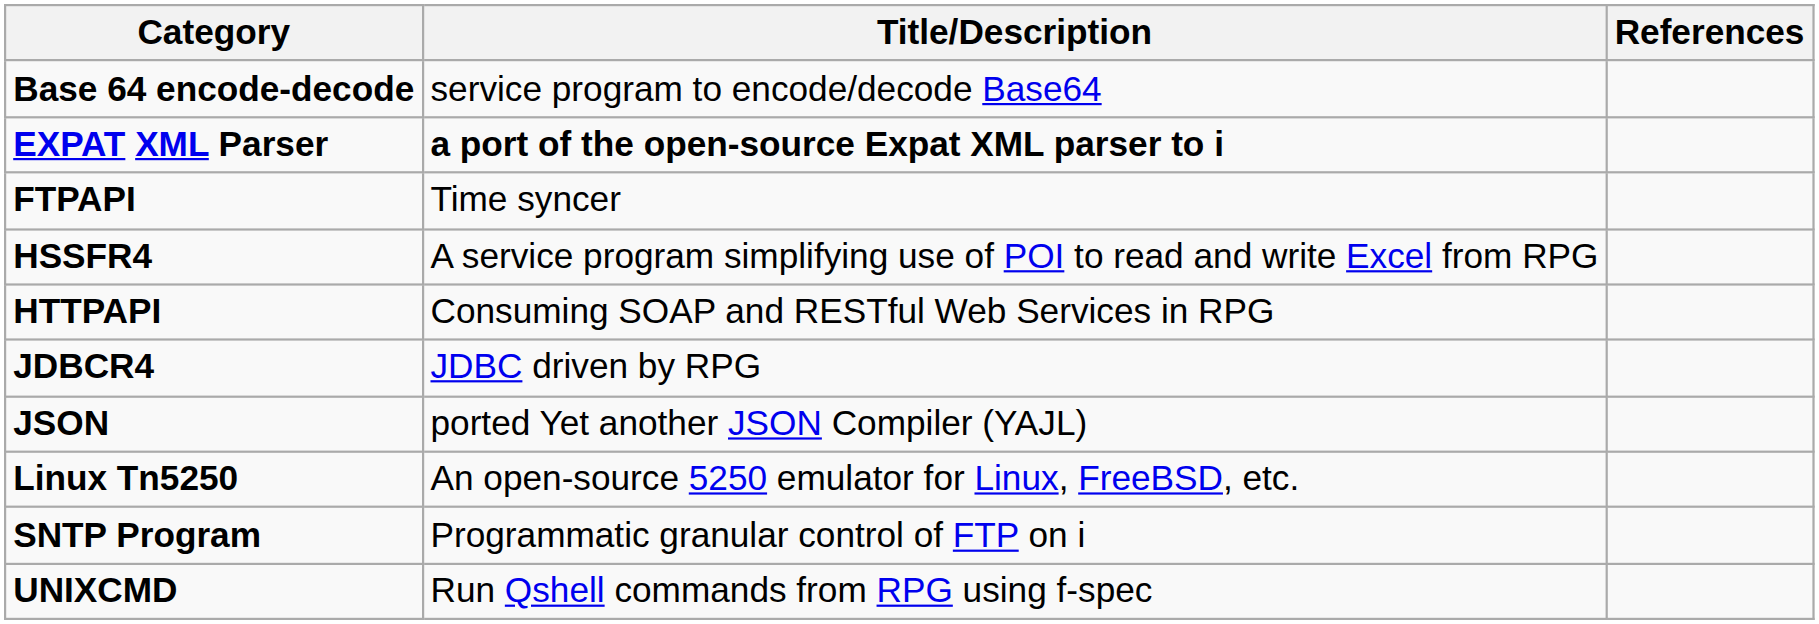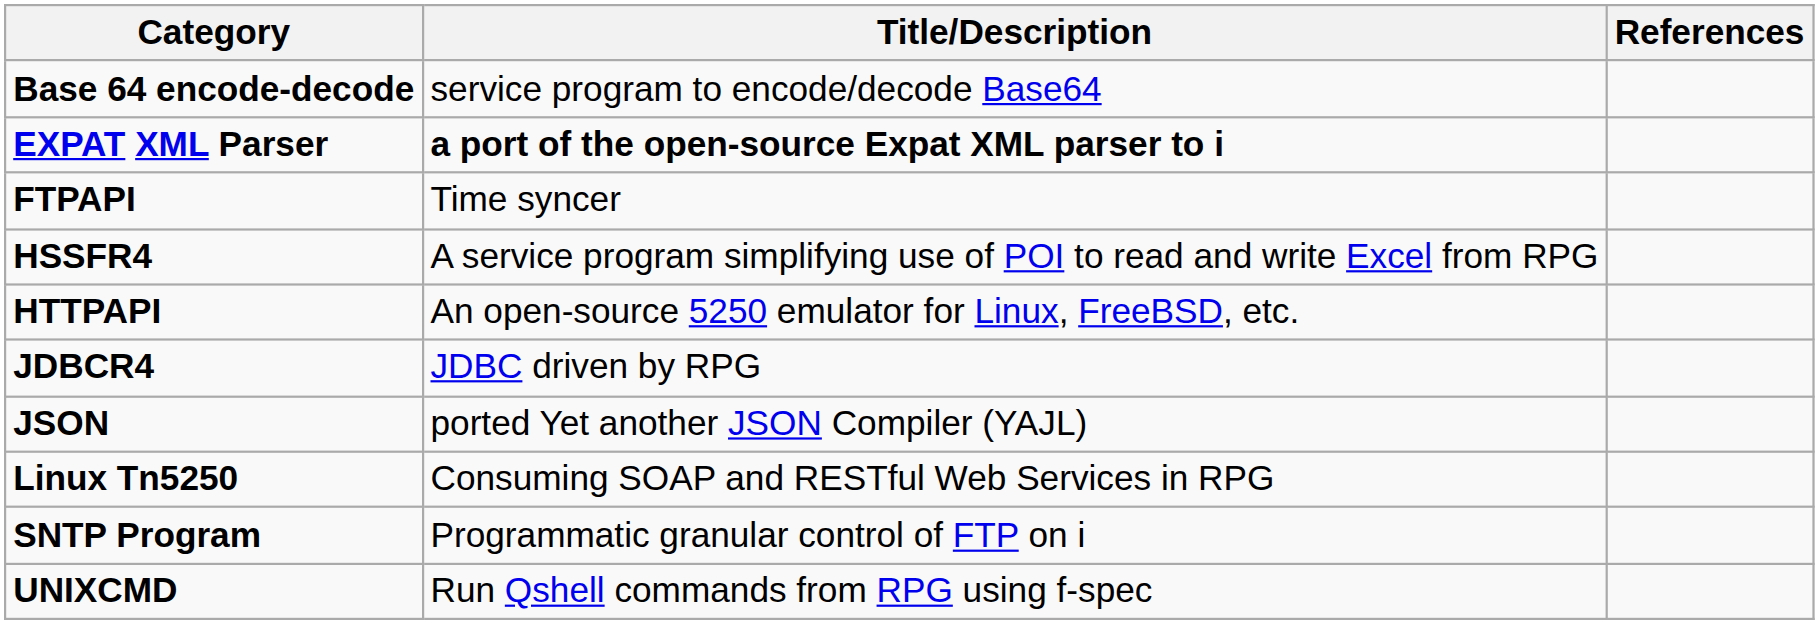(852, 311) Consuming SOAP and RESTful Web Services in RPG -> (865, 311) An open-source 5250 emulator for Linux, FreeBSD, etc.
(865, 479) An open-source 5250 emulator for Linux, FreeBSD, etc. -> (852, 479) Consuming SOAP and RESTful Web Services in RPG
